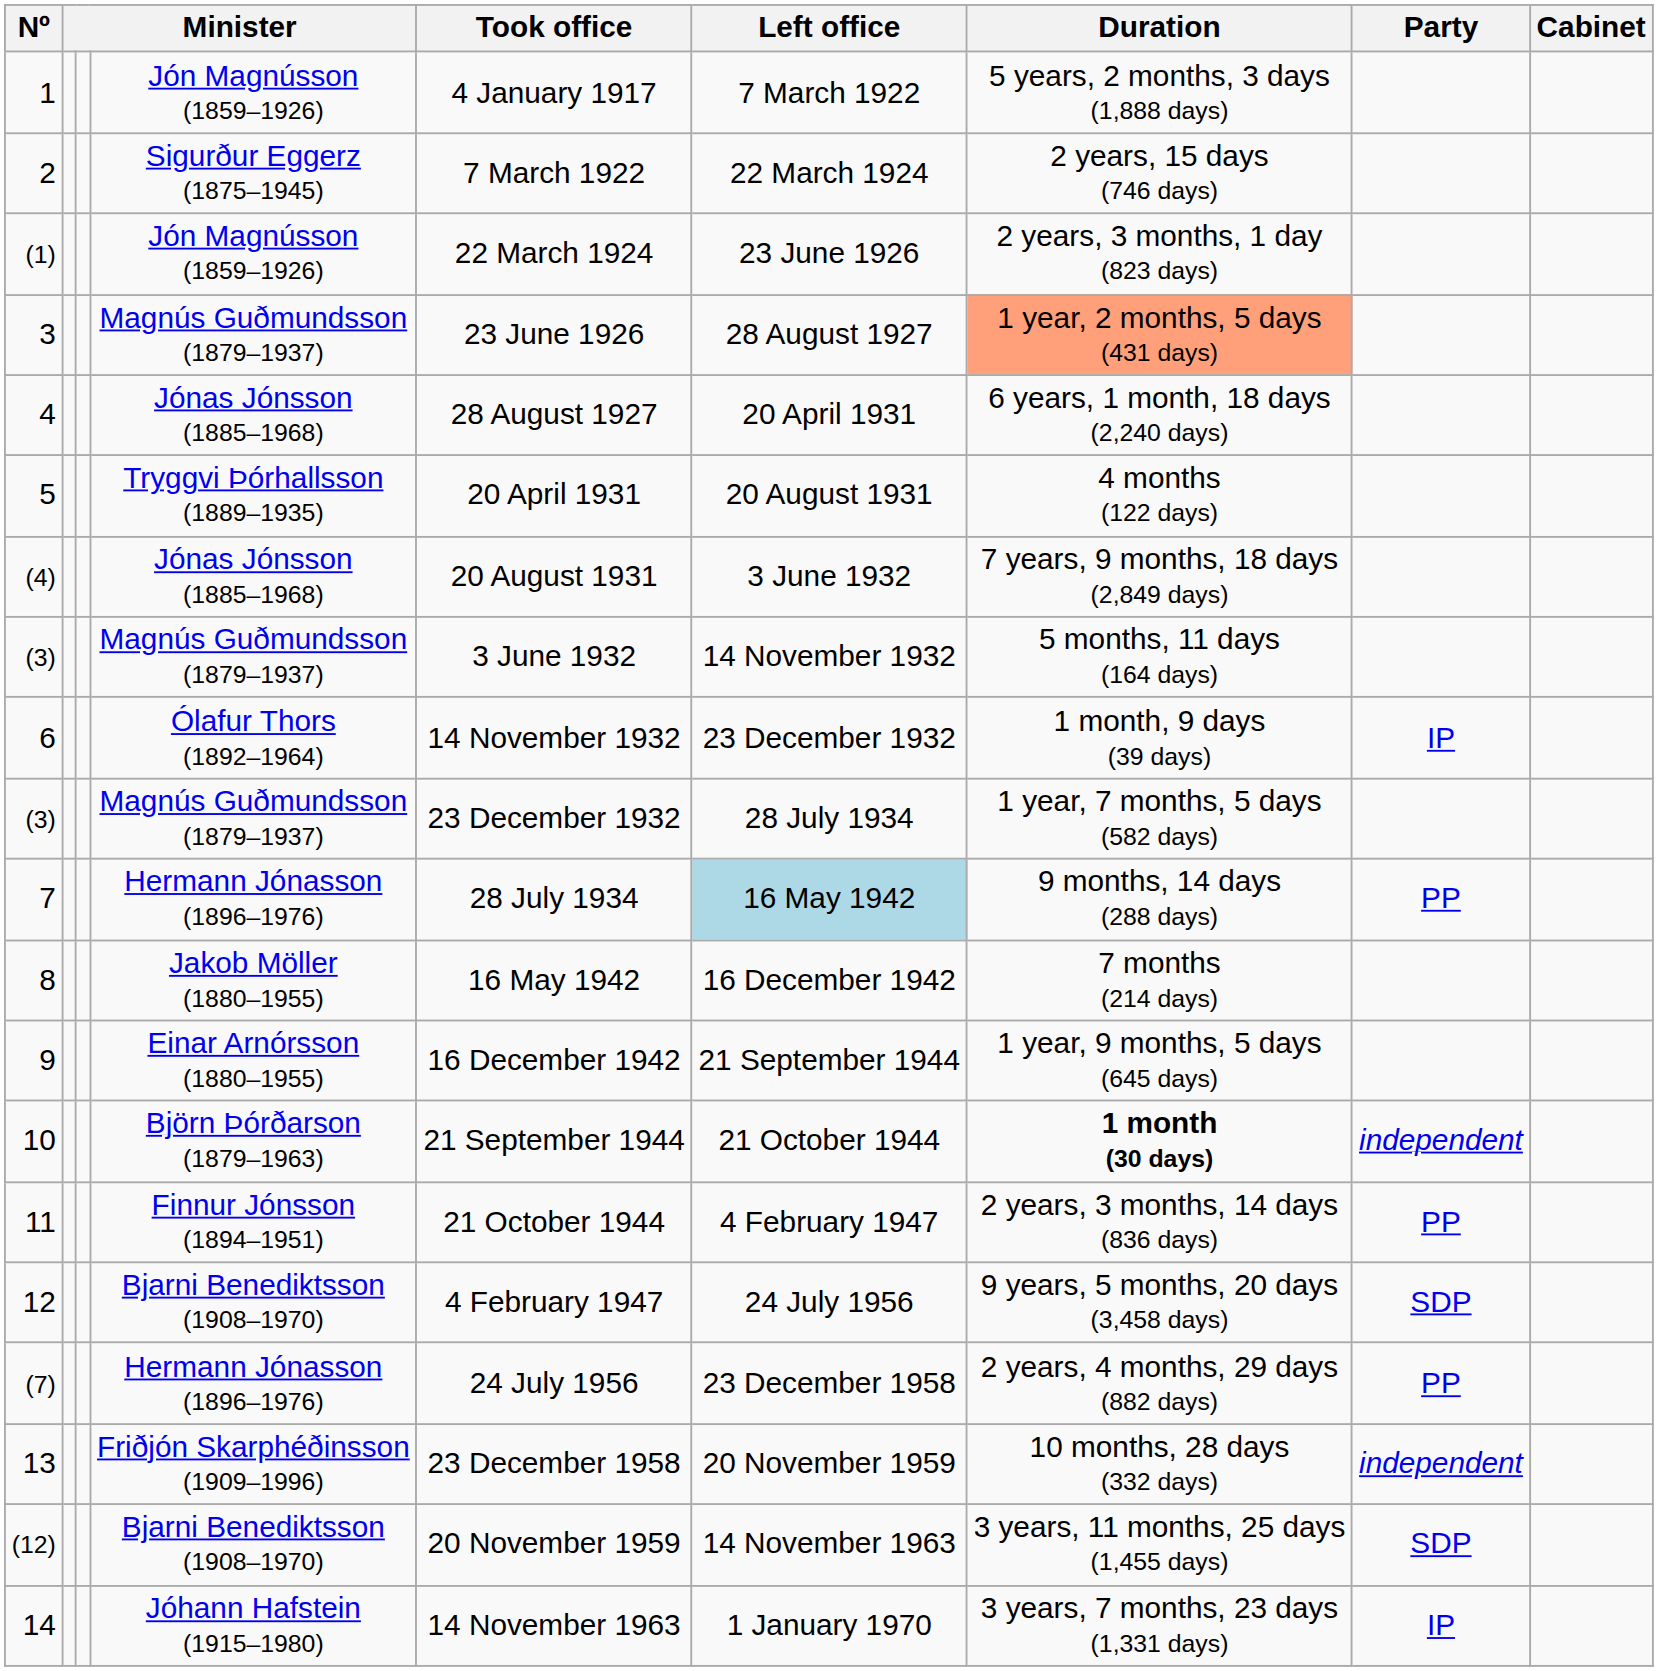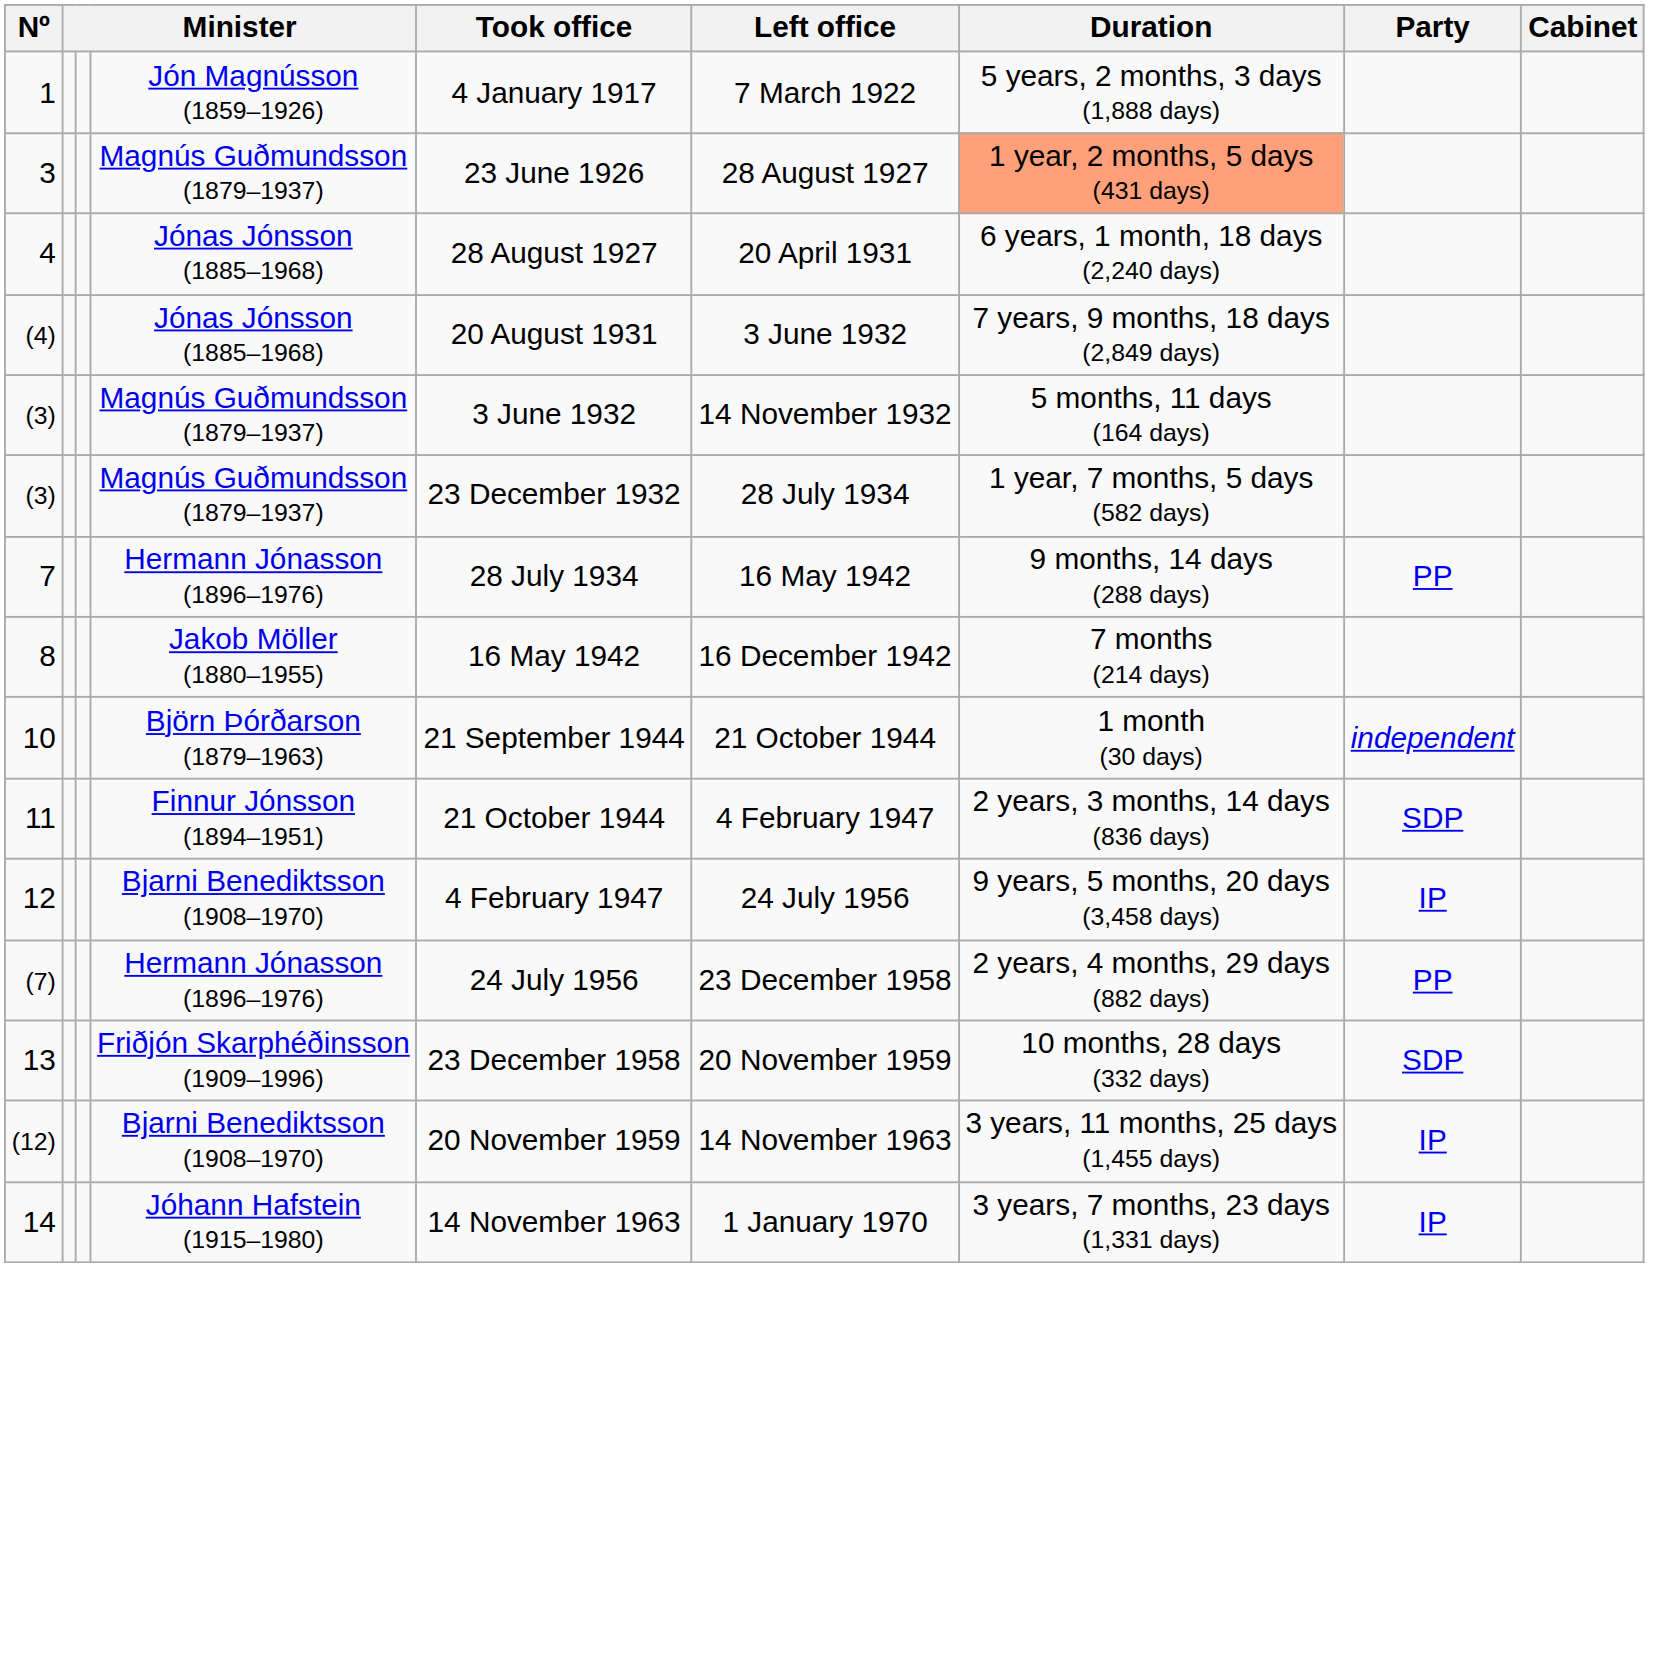- row: (48, 172)
- row: (41, 255)
- row: (48, 495)
- row: (48, 737)
(829, 898) lightblue background -> (825, 576) no background
- row: (48, 1060)
(1159, 1140) bold -> (1151, 737) normal
(1441, 1221) PP -> (1433, 818) SDP
(1441, 1302) SDP -> (1433, 898) IP
(1441, 1463) independent -> (1433, 1060) SDP
(1441, 1544) SDP -> (1433, 1140) IP
